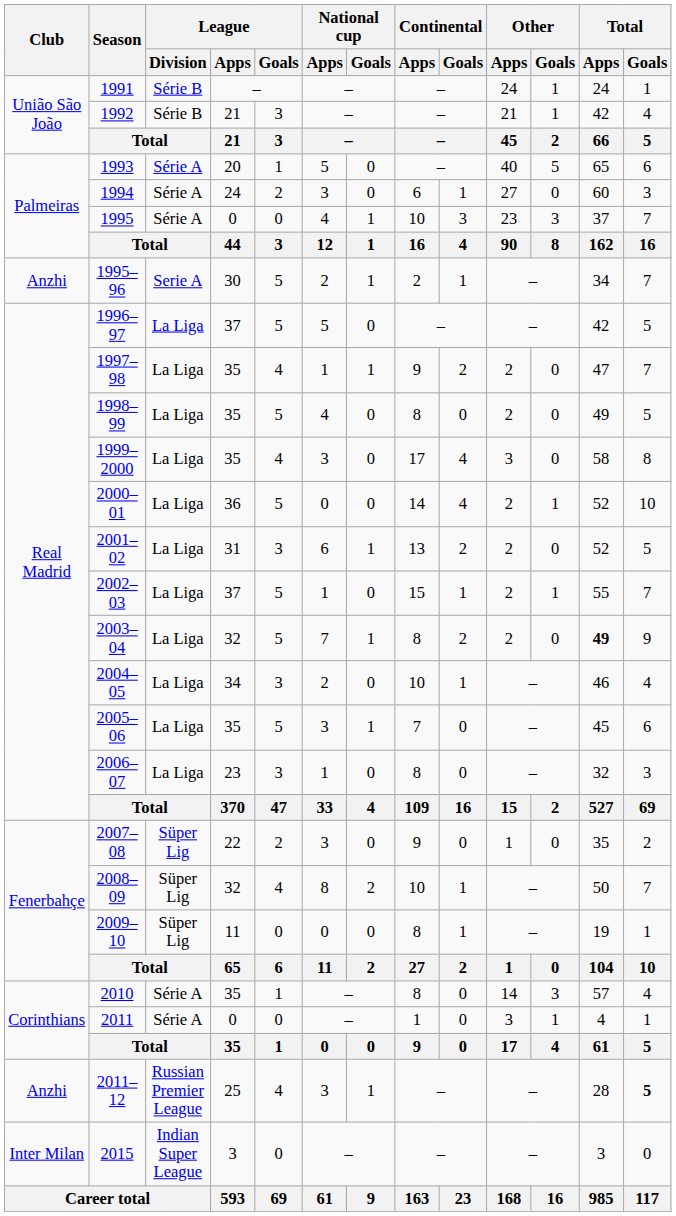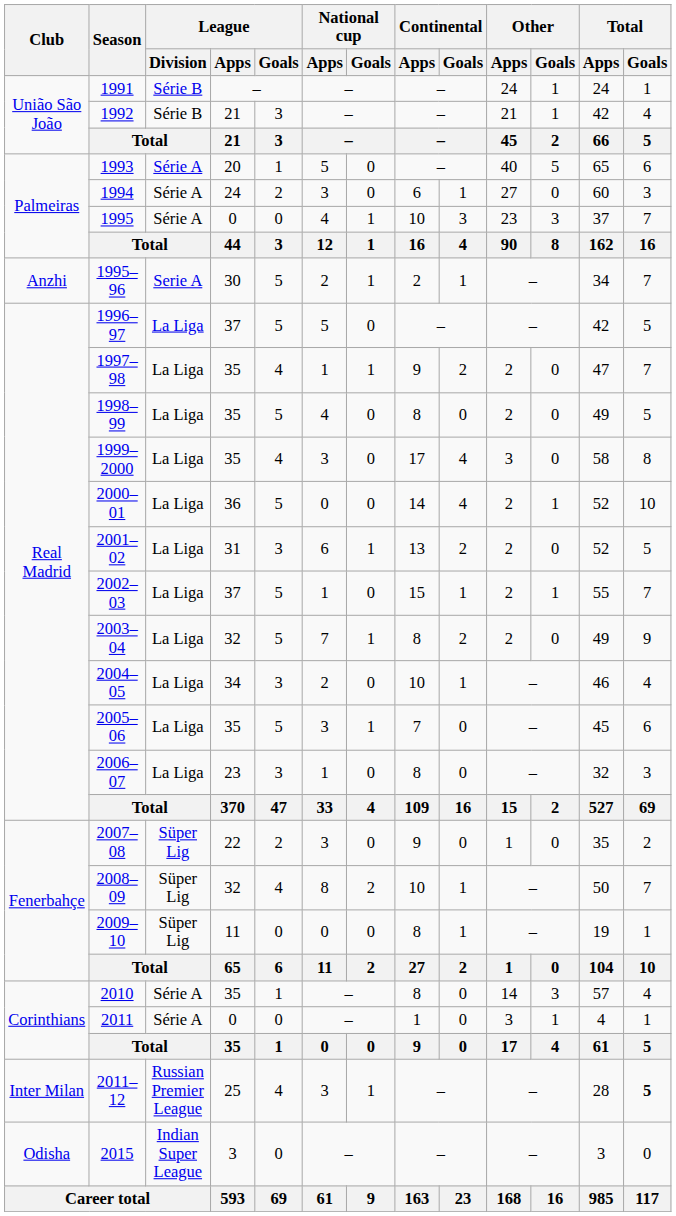(601, 638) bold -> (601, 638) normal
(47, 1090) Anzhi -> (47, 1090) Inter Milan
(47, 1153) Inter Milan -> (47, 1153) Odisha
